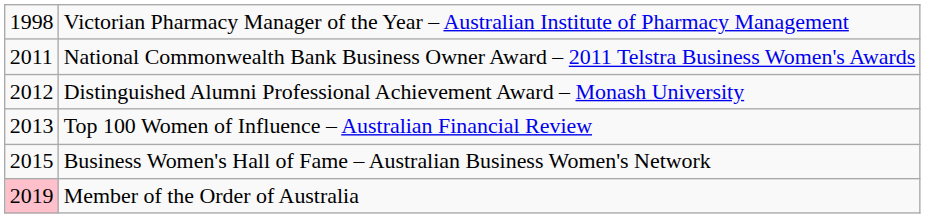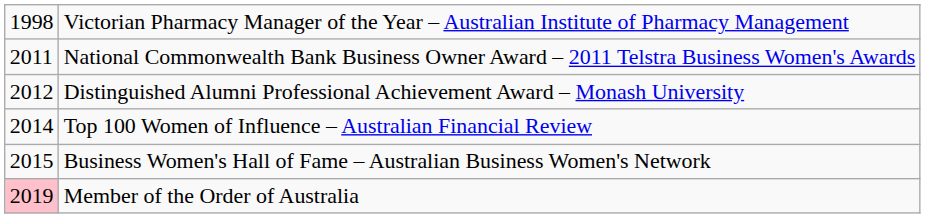(32, 126) 2013 -> (32, 126) 2014
